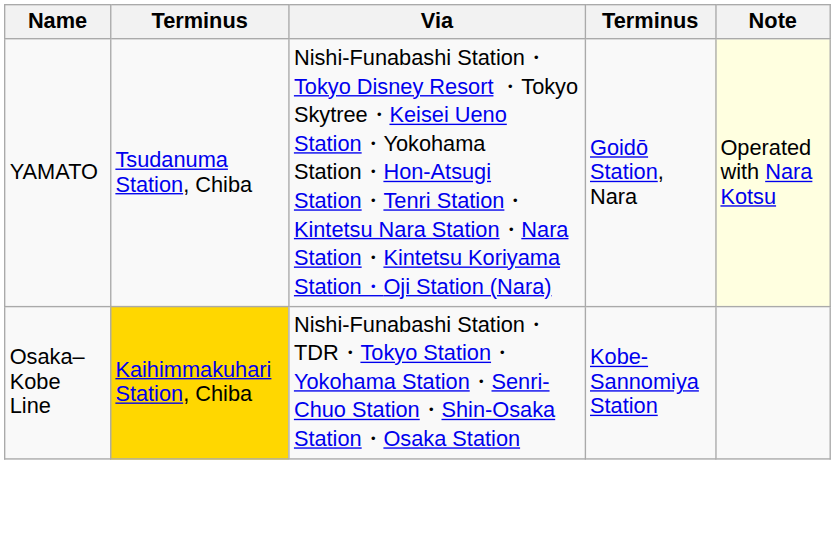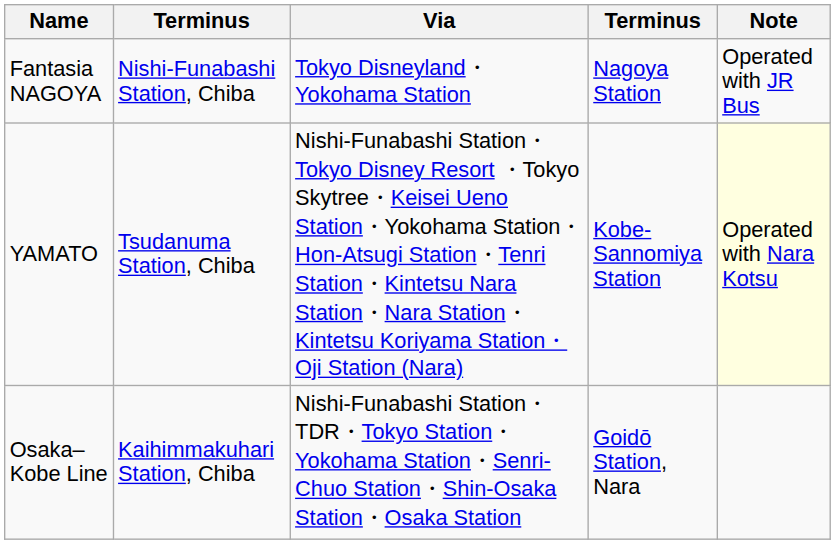+ row: (55, 80)
(627, 172) Goidō Station, Nara -> (648, 253) Kobe-Sannomiya Station
(193, 382) gold background -> (196, 461) no background
(644, 382) Kobe-Sannomiya Station -> (630, 461) Goidō Station, Nara
